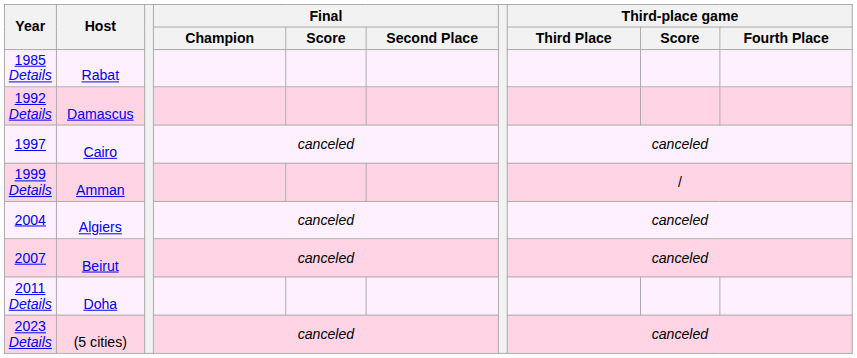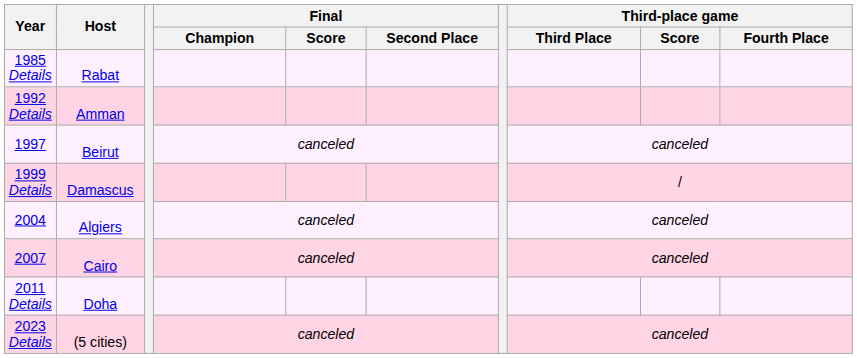(100, 114) Damascus -> (100, 114) Amman
(100, 152) Cairo -> (100, 152) Beirut
(100, 190) Amman -> (100, 190) Damascus
(100, 266) Beirut -> (100, 266) Cairo
